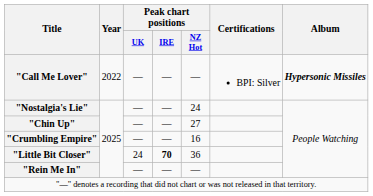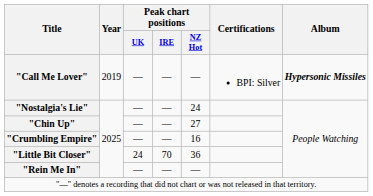(111, 77) 2022 -> (111, 77) 2019
(167, 154) bold -> (167, 154) normal
